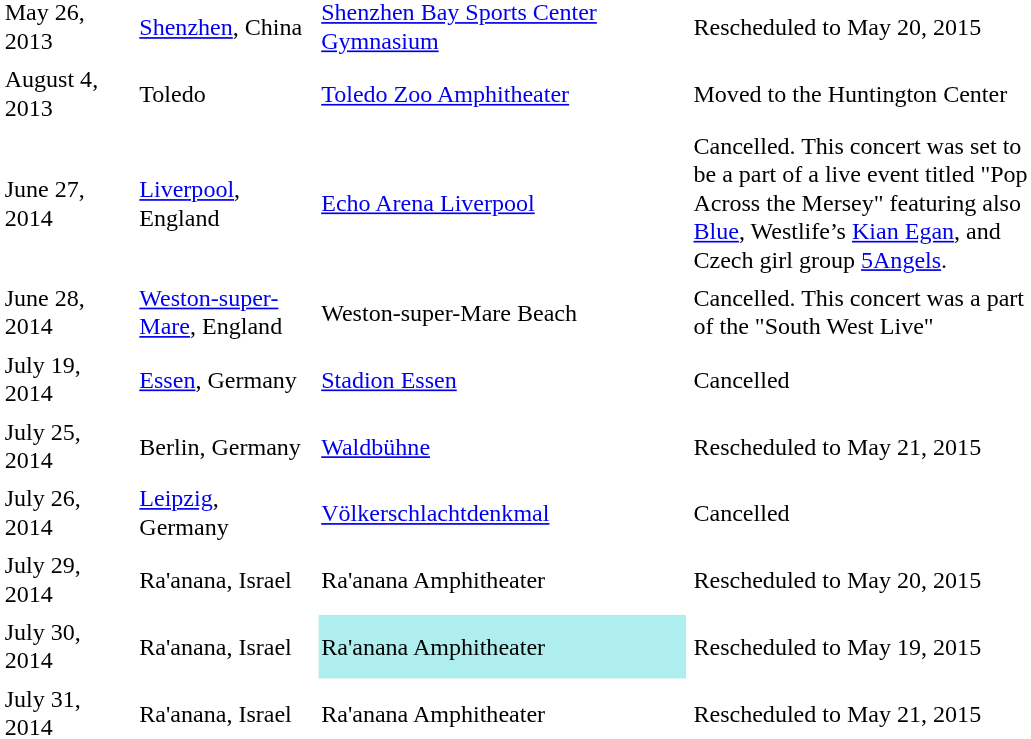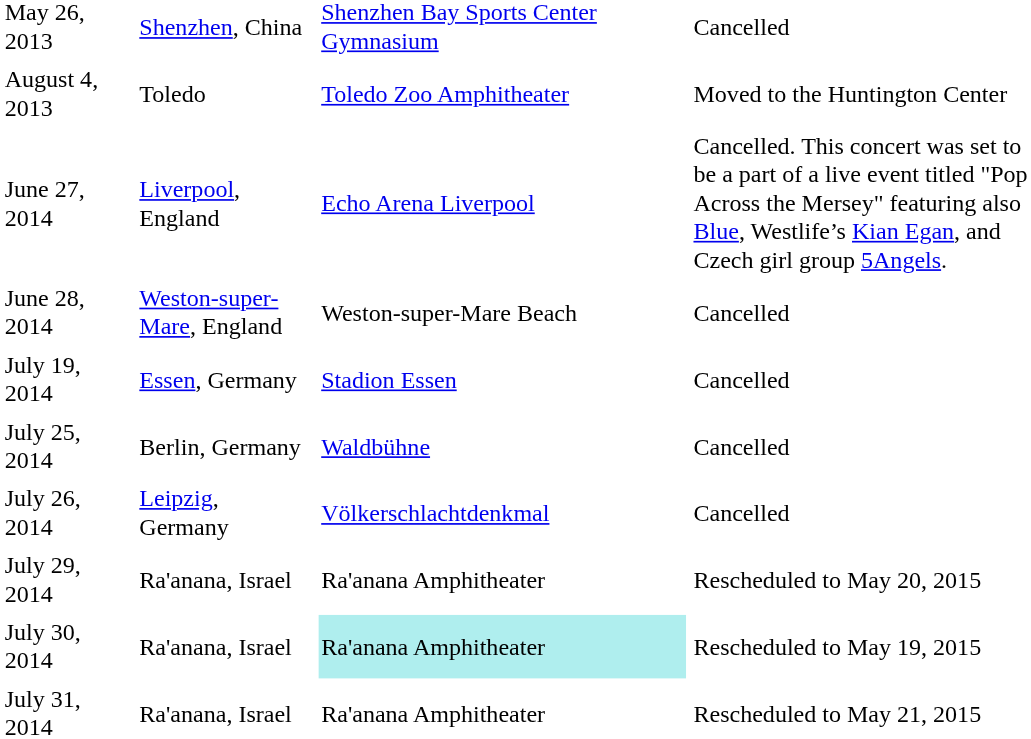(837, 26) Rescheduled to May 20, 2015 -> (742, 26) Cancelled
(859, 312) Cancelled. This concert was a part of the "South West Live" -> (742, 312) Cancelled
(837, 445) Rescheduled to May 21, 2015 -> (742, 445) Cancelled
